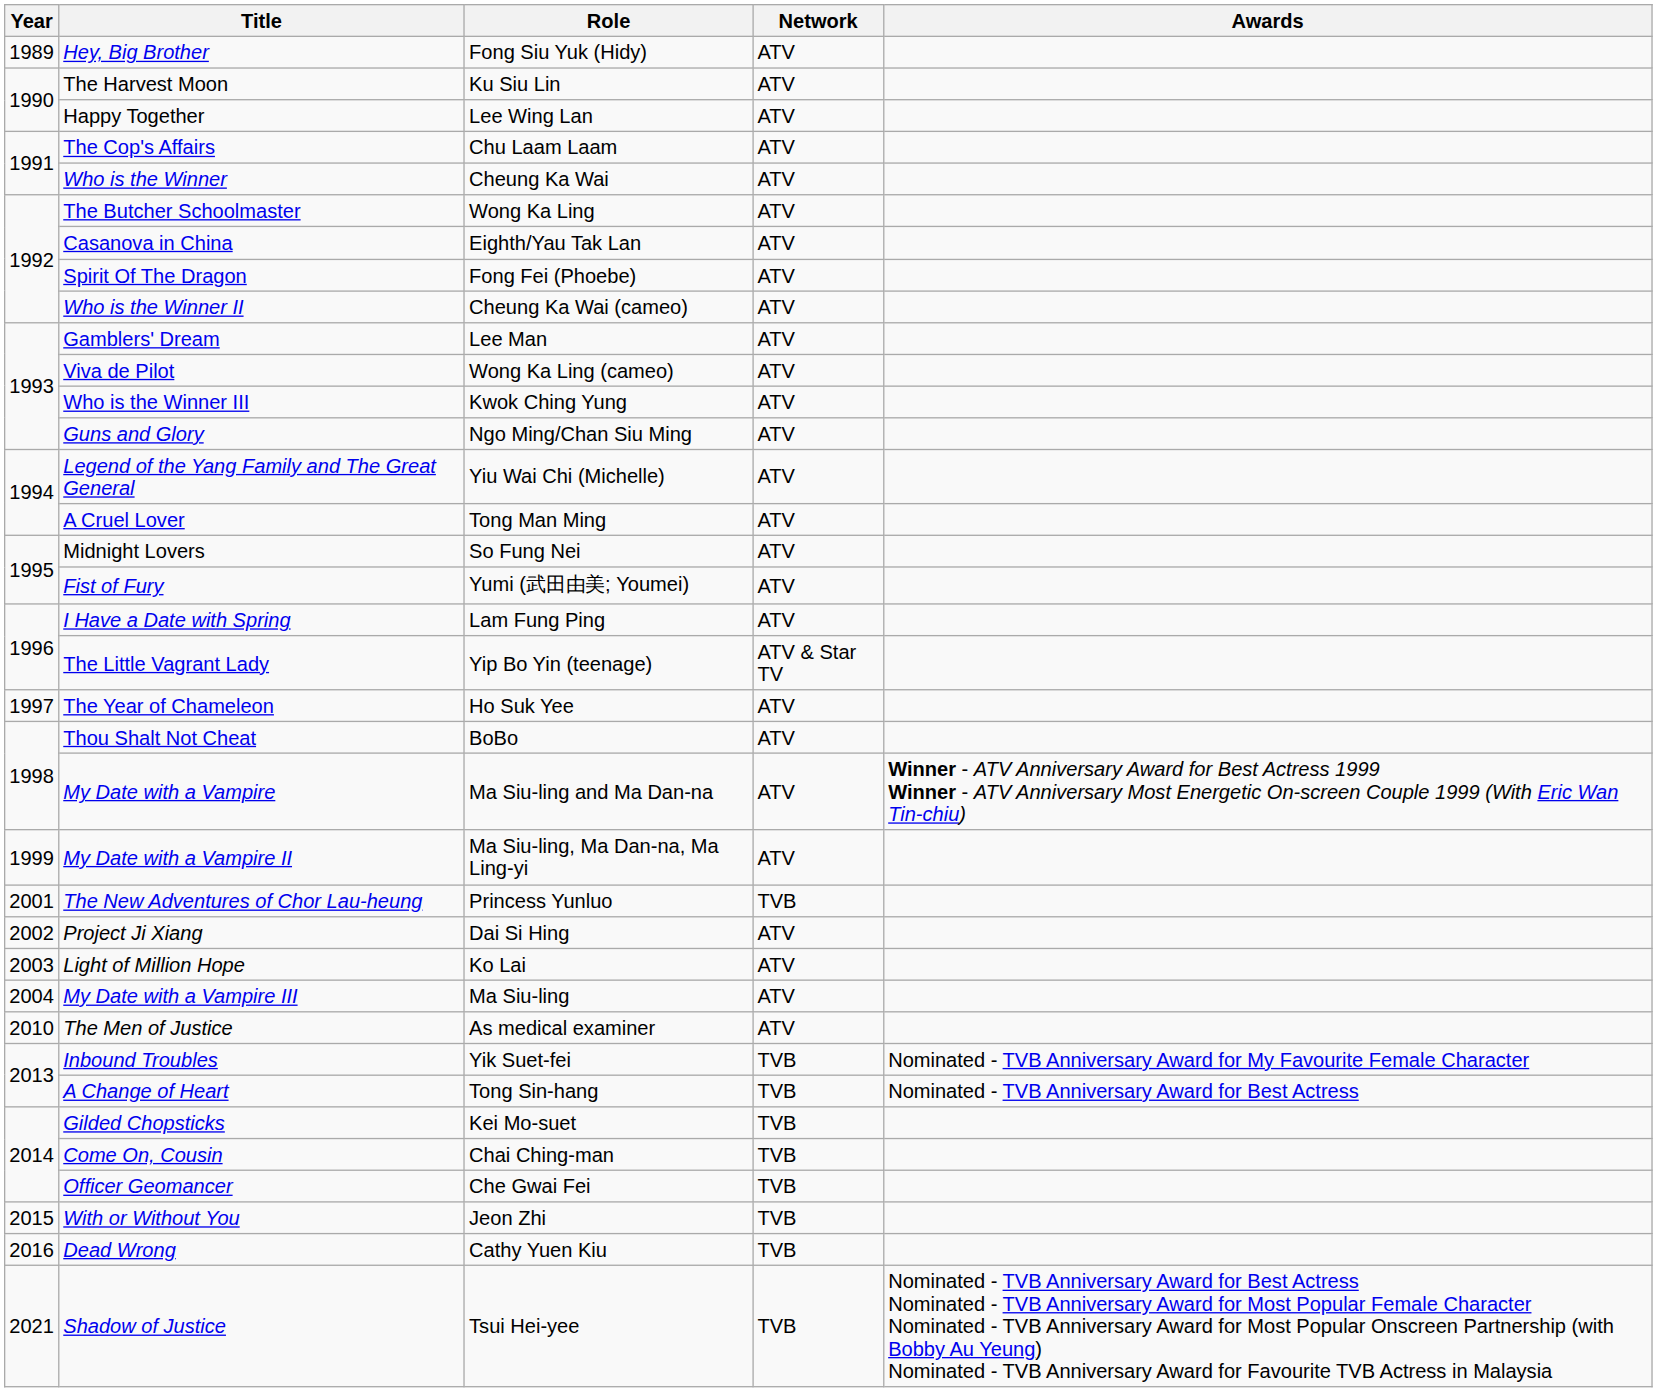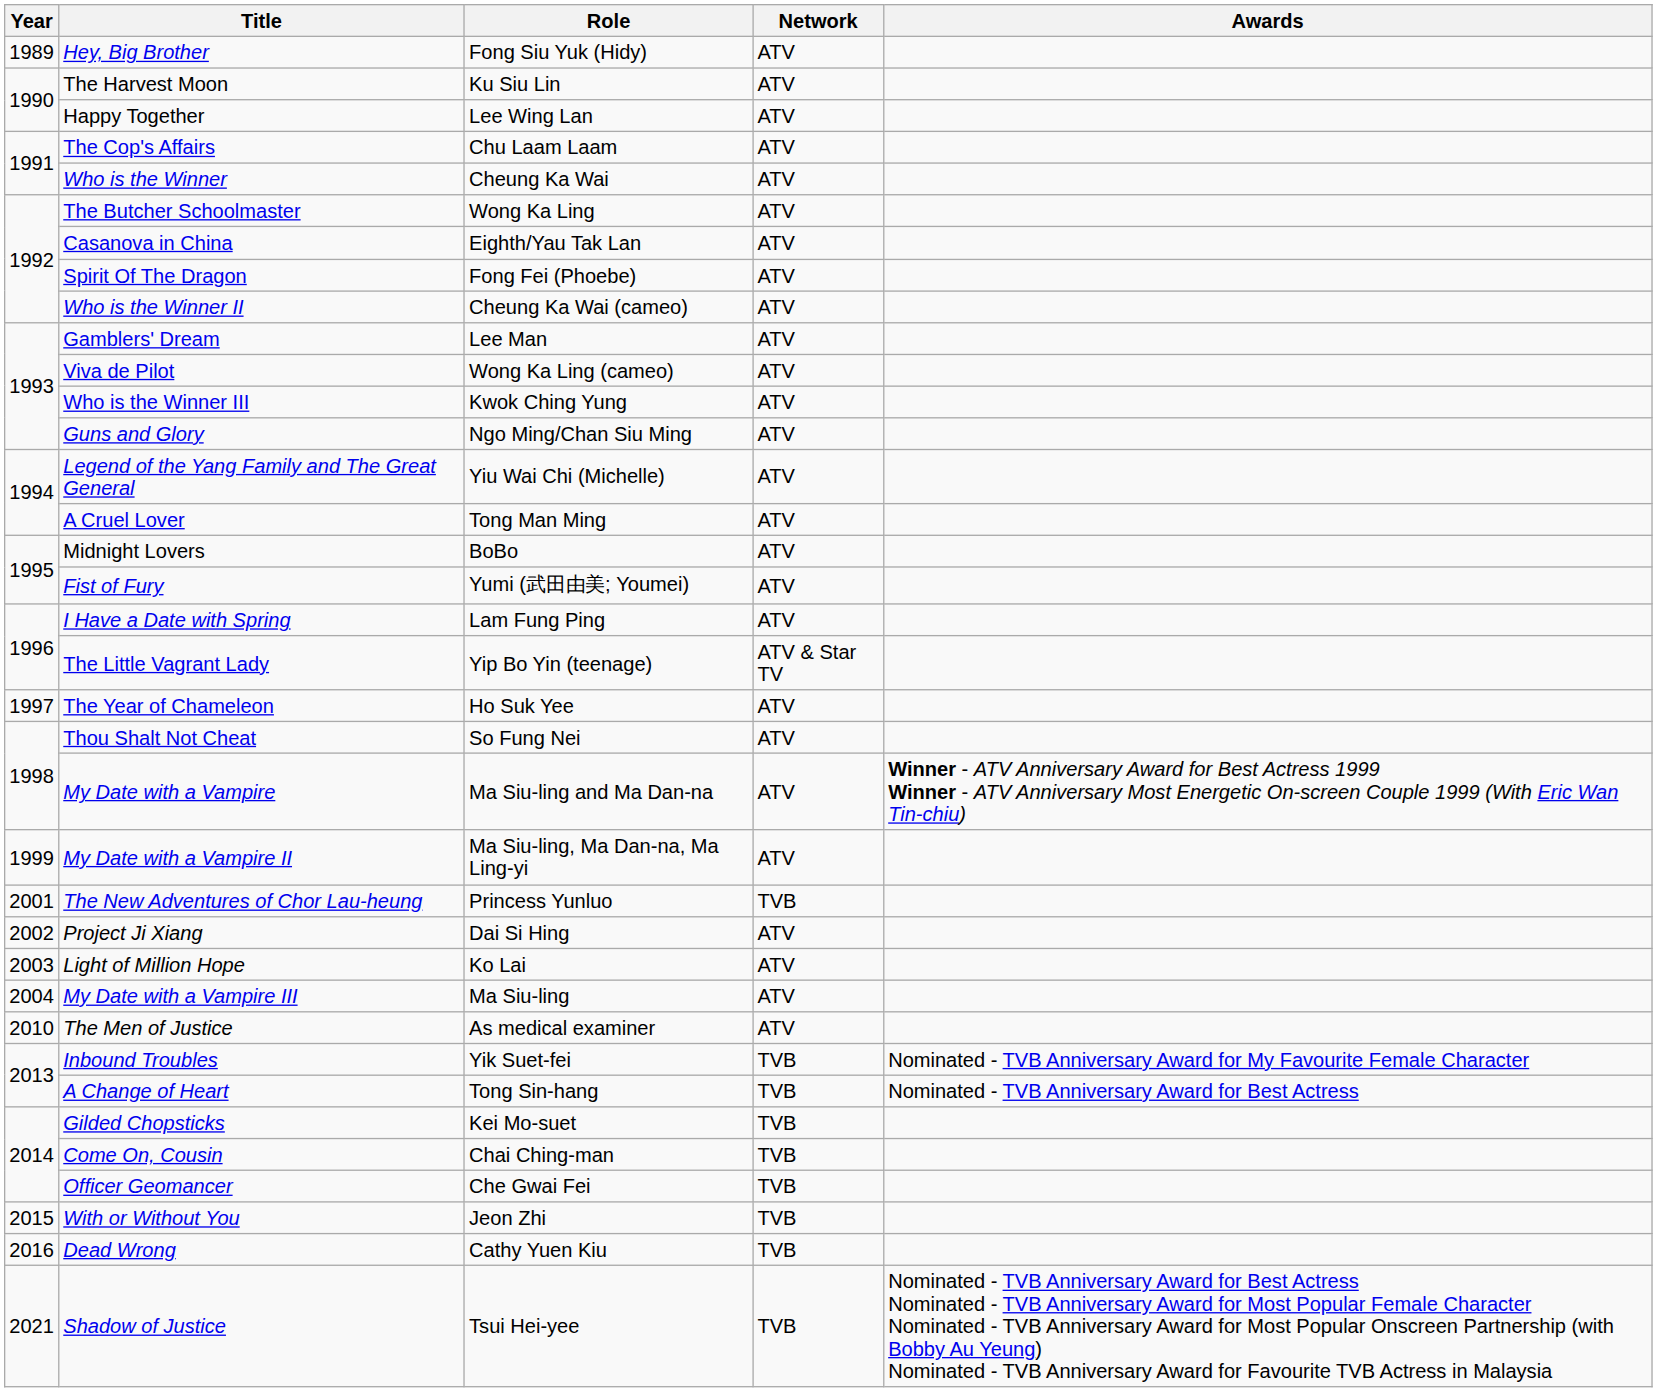(525, 551) So Fung Nei -> (494, 551) BoBo
(494, 738) BoBo -> (525, 738) So Fung Nei
